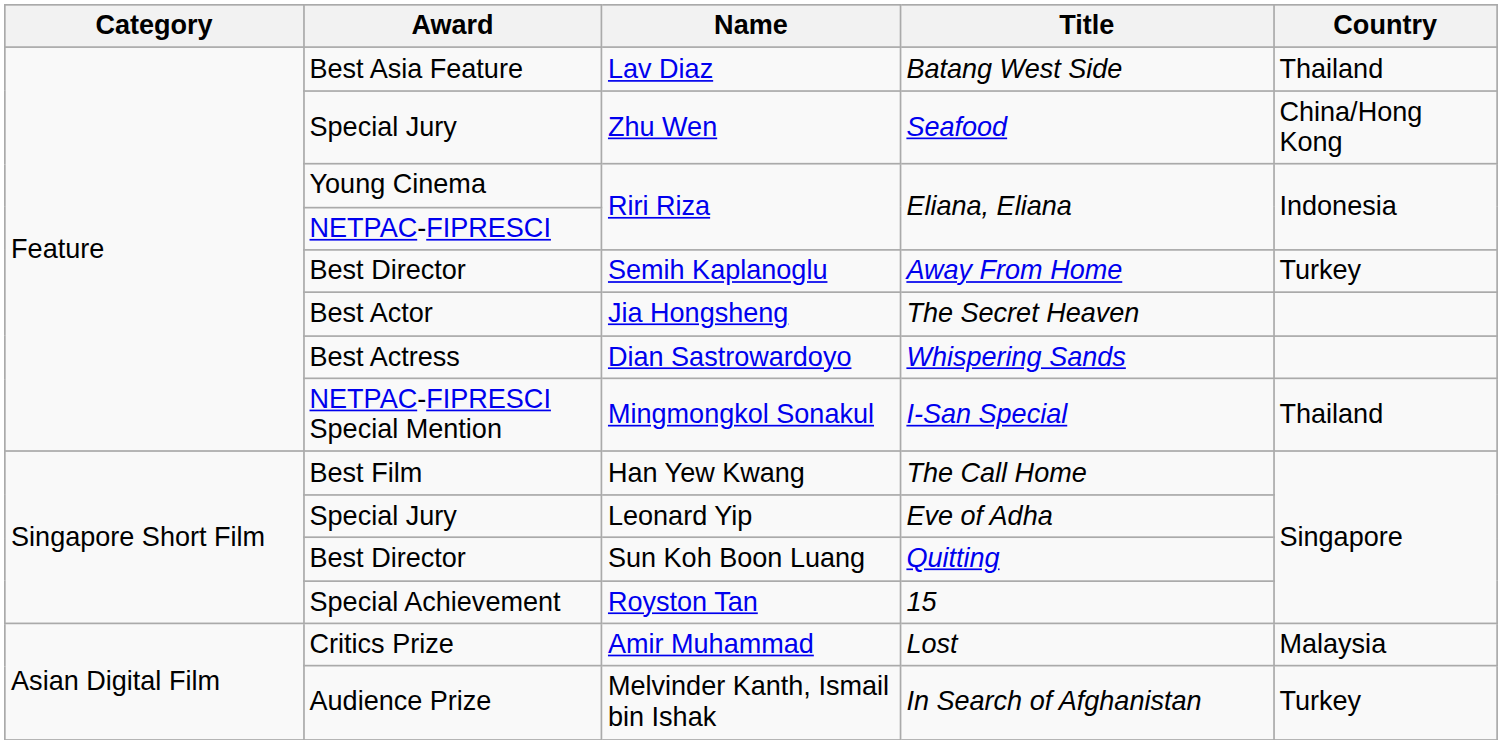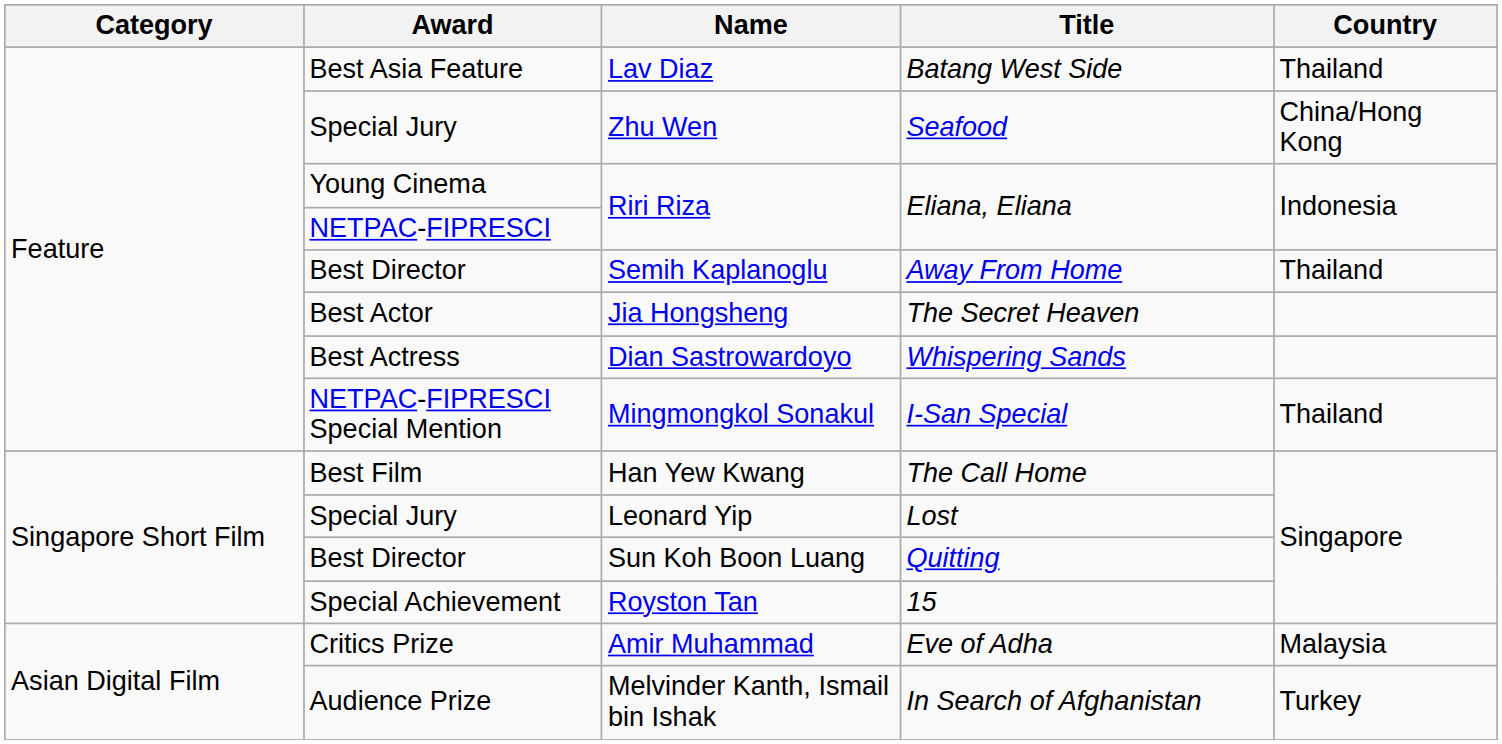(1320, 270) Turkey -> (1331, 270) Thailand
(980, 515) Eve of Adha -> (932, 515) Lost
(932, 644) Lost -> (980, 644) Eve of Adha
